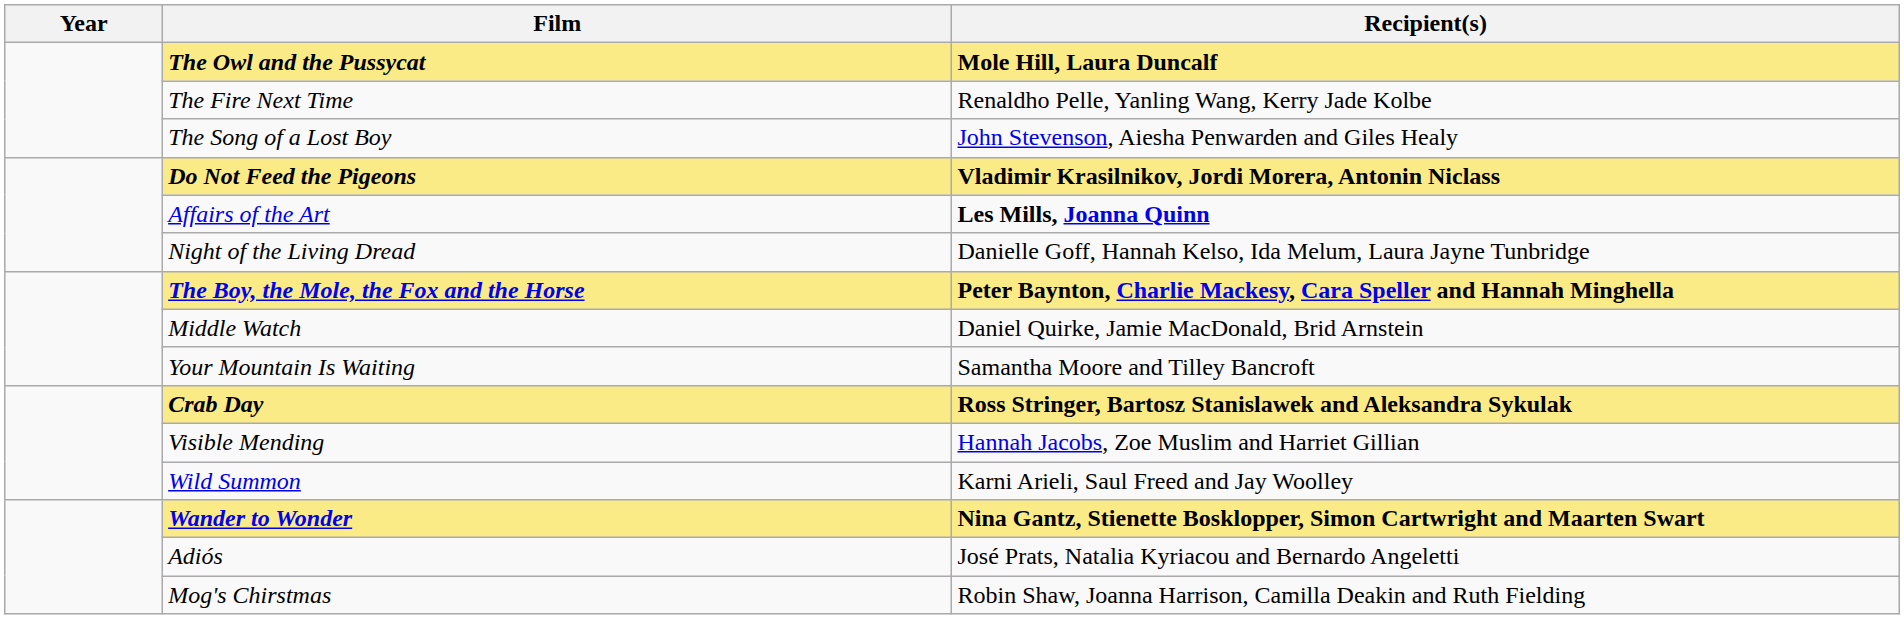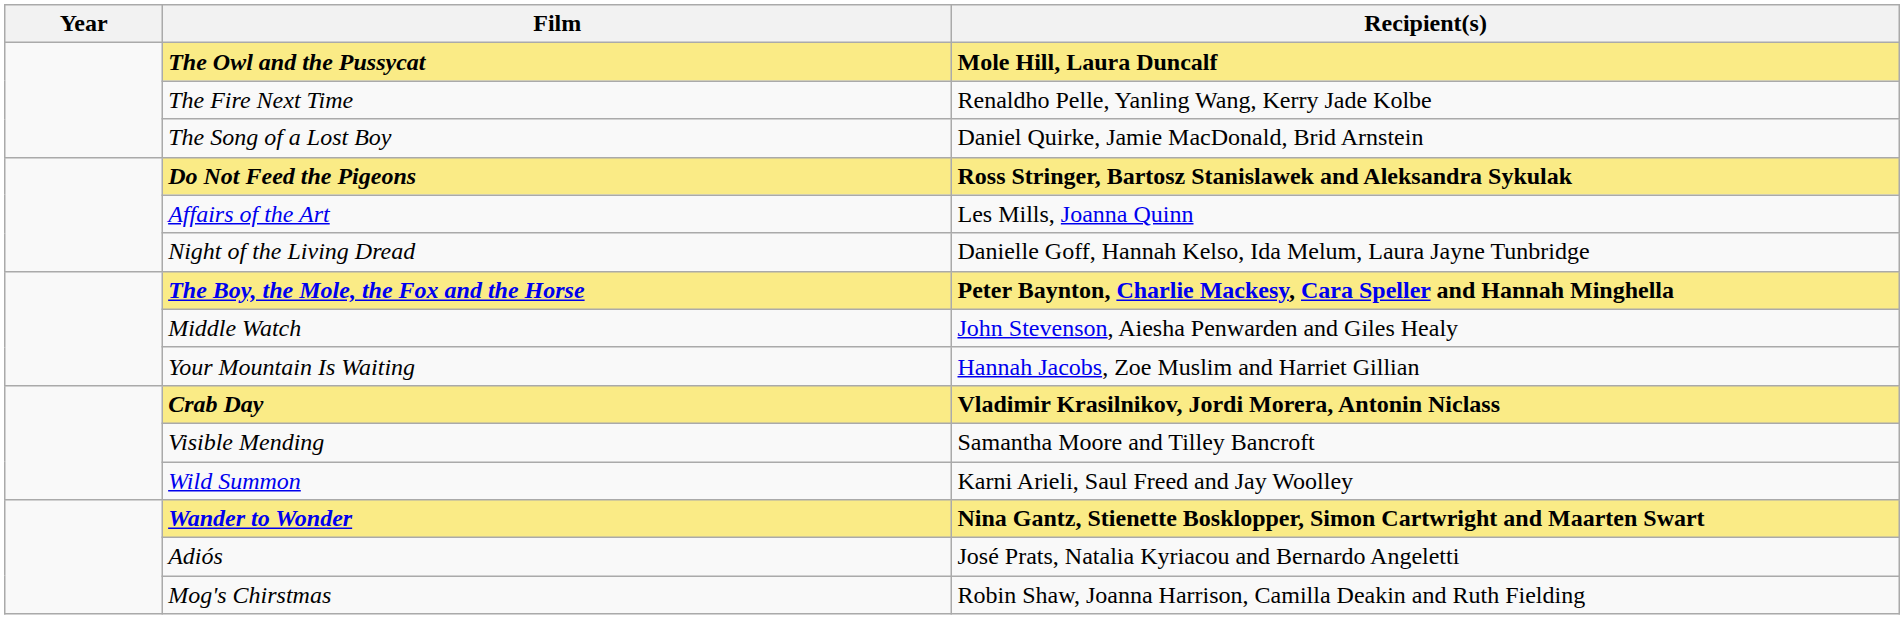(1208, 137) John Stevenson, Aiesha Penwarden and Giles Healy -> (1190, 137) Daniel Quirke, Jamie MacDonald, Brid Arnstein
(1229, 175) Vladimir Krasilnikov, Jordi Morera, Antonin Niclass -> (1265, 175) Ross Stringer, Bartosz Stanislawek and Aleksandra Sykulak
(1084, 213) bold -> (1076, 213) normal
(1190, 328) Daniel Quirke, Jamie MacDonald, Brid Arnstein -> (1208, 328) John Stevenson, Aiesha Penwarden and Giles Healy
(1136, 366) Samantha Moore and Tilley Bancroft -> (1188, 366) Hannah Jacobs, Zoe Muslim and Harriet Gillian
(1265, 404) Ross Stringer, Bartosz Stanislawek and Aleksandra Sykulak -> (1229, 404) Vladimir Krasilnikov, Jordi Morera, Antonin Niclass
(1188, 442) Hannah Jacobs, Zoe Muslim and Harriet Gillian -> (1136, 442) Samantha Moore and Tilley Bancroft
